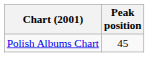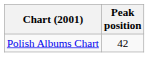(123, 43) 45 -> (123, 43) 42
